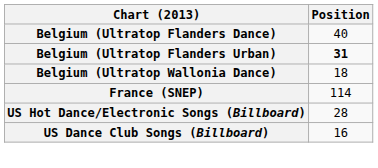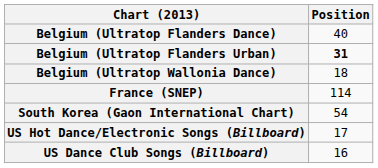+ row: (157, 113)
(341, 113) 28 -> (341, 133) 17
